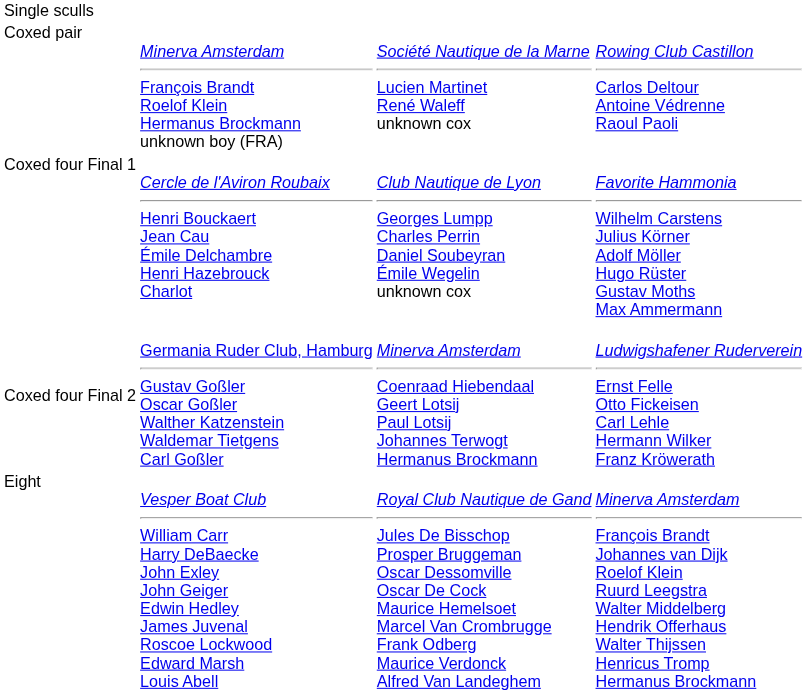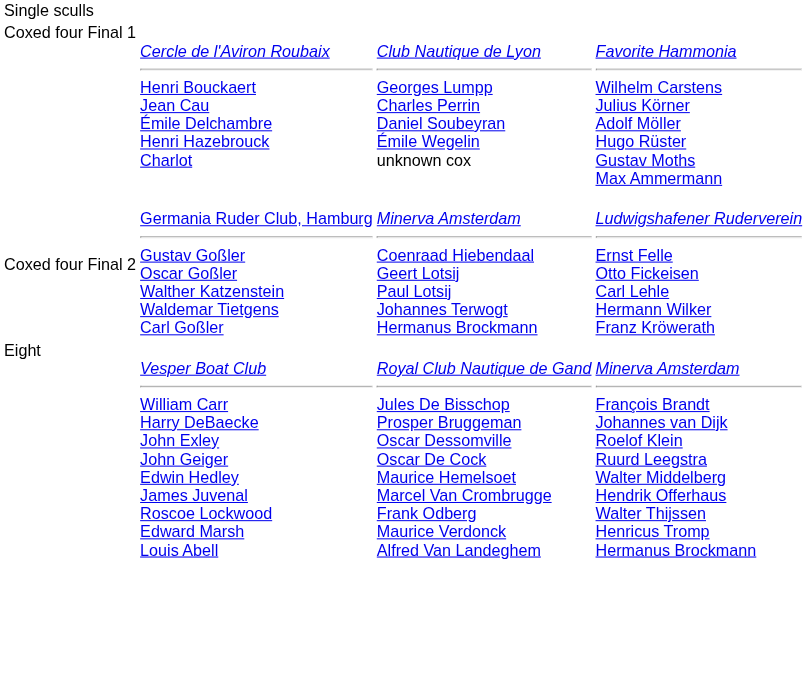- row: (43, 33)
